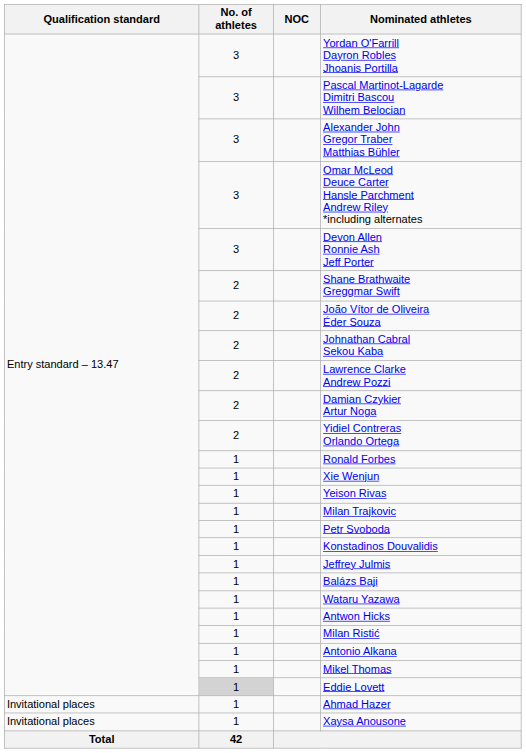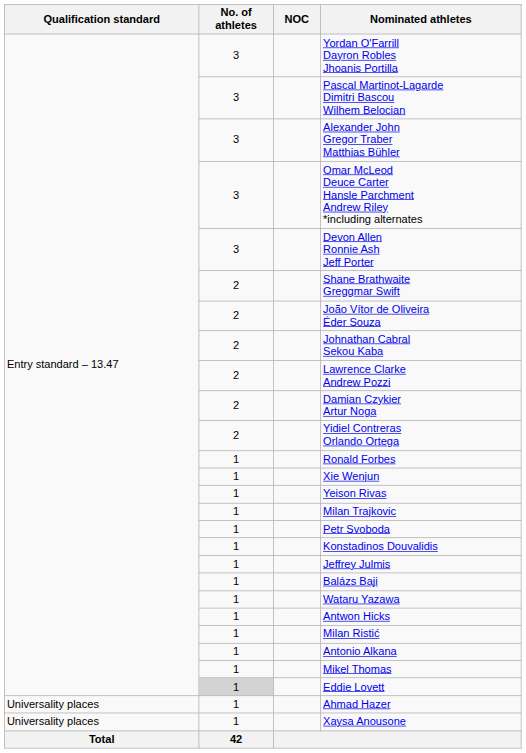(51, 704) Invitational places -> (53, 704) Universality places
(51, 721) Invitational places -> (53, 721) Universality places
